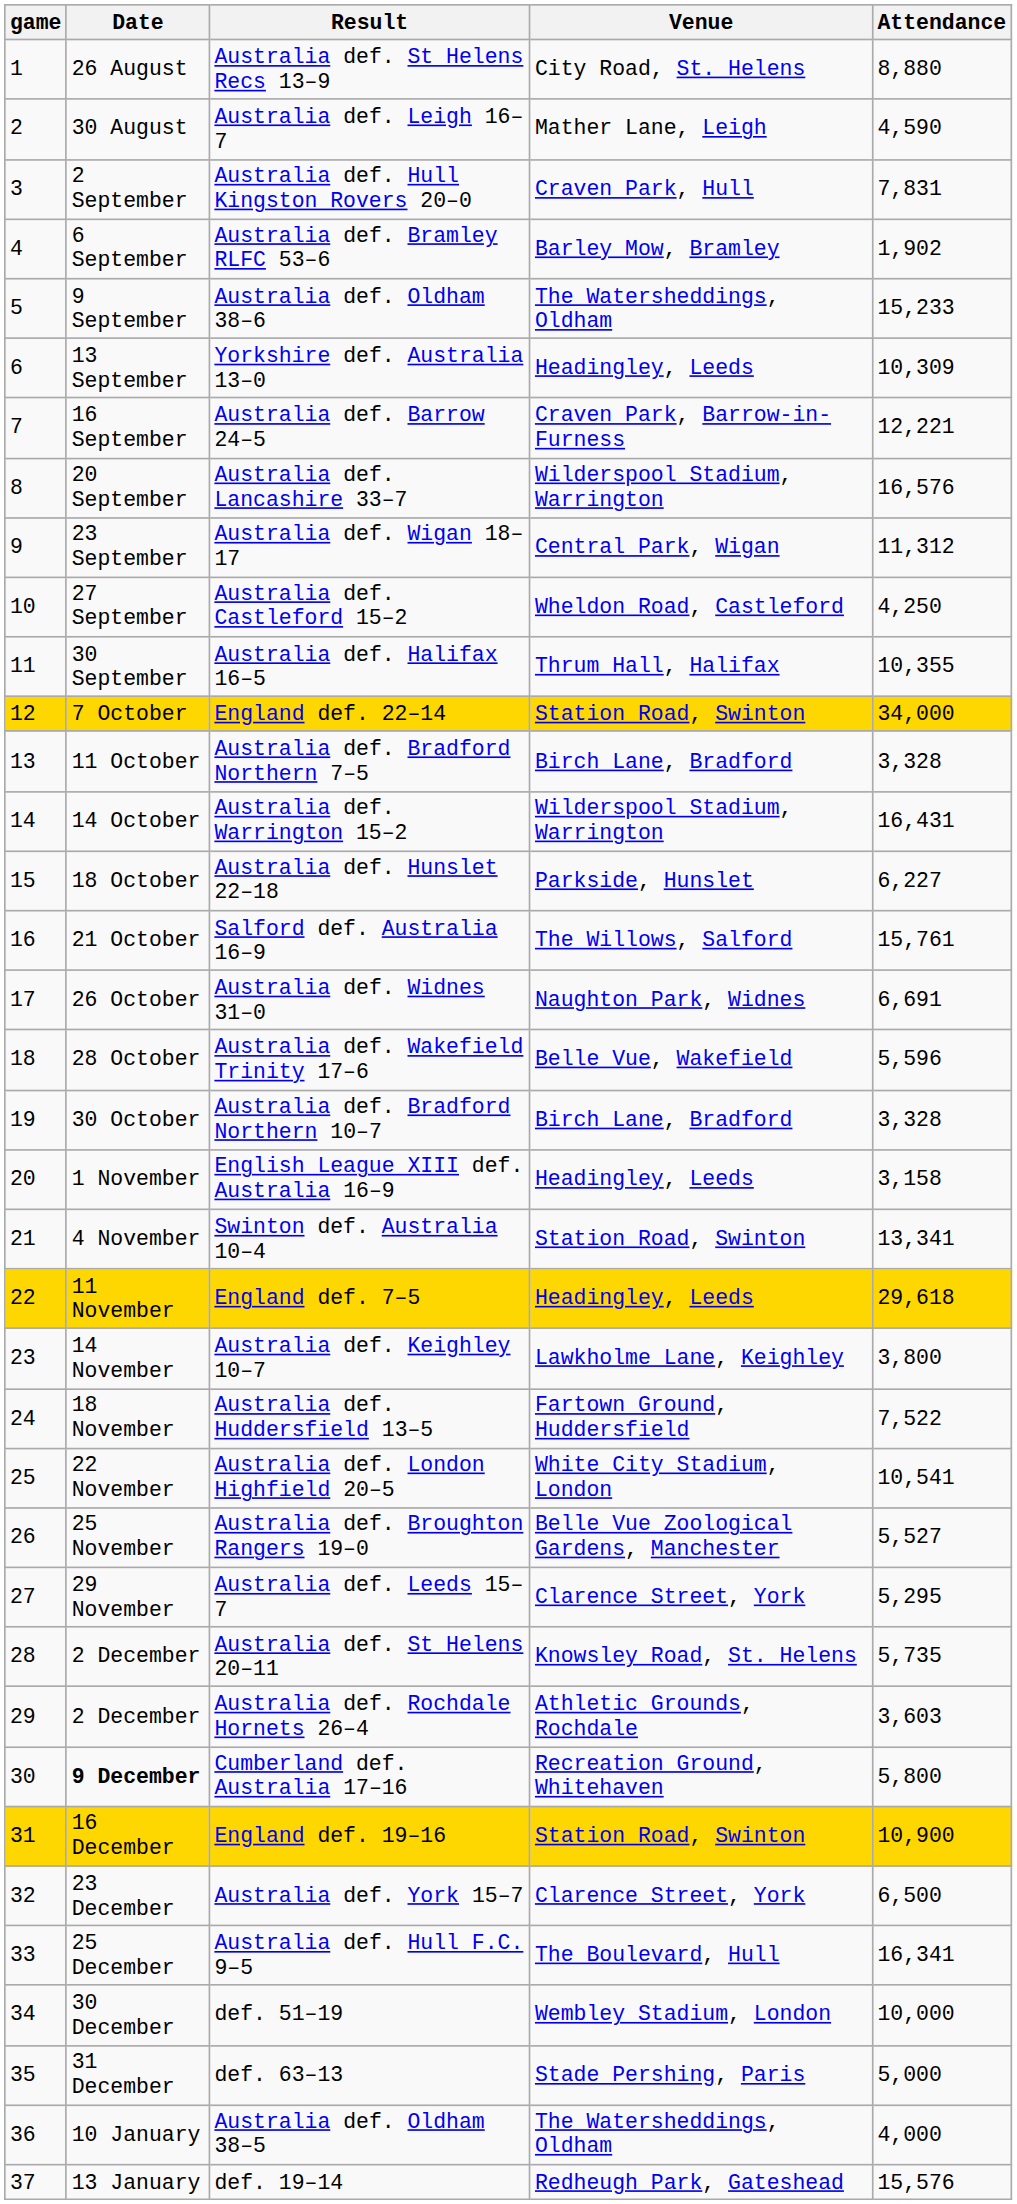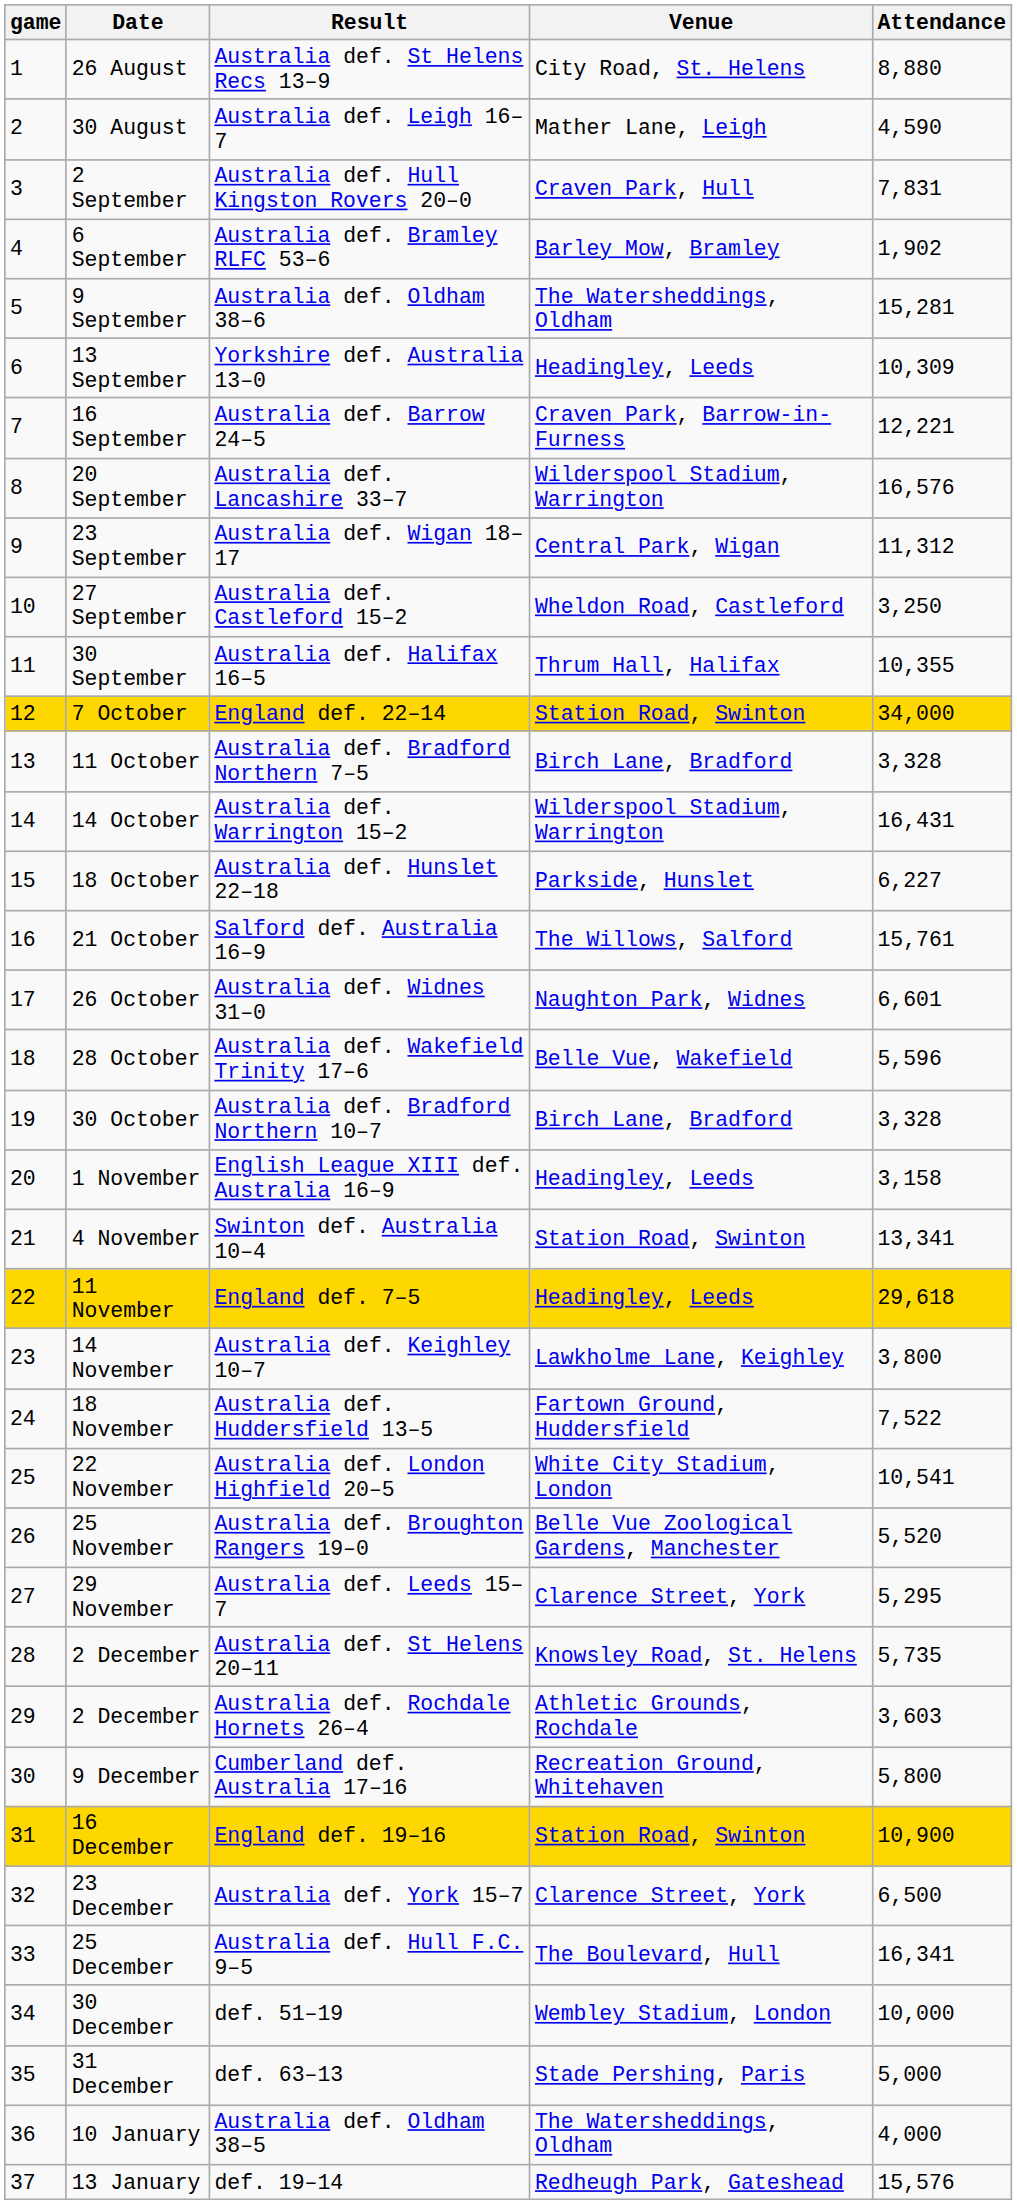(916, 308) 15,233 -> (916, 308) 15,281
(910, 607) 4,250 -> (910, 607) 3,250
(910, 1000) 6,691 -> (910, 1000) 6,601
(910, 1538) 5,527 -> (910, 1538) 5,520
(136, 1776) bold -> (136, 1776) normal
